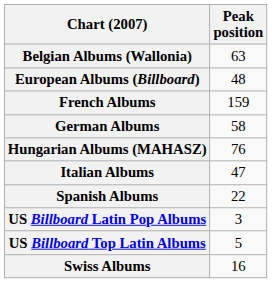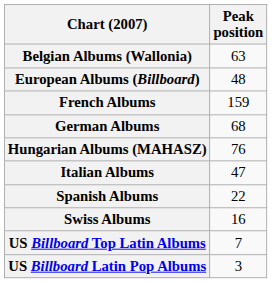(238, 126) 58 -> (238, 126) 68
rows swapped: (107, 266) <-> (107, 219)
(238, 242) 5 -> (238, 242) 7
